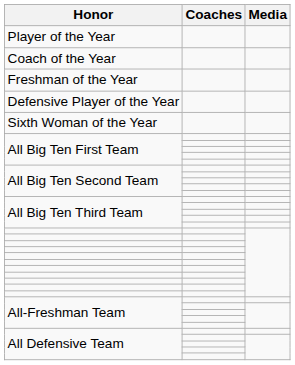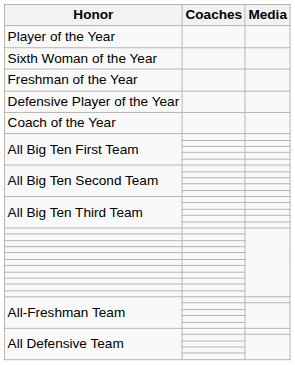rows swapped: (62, 58) <-> (82, 123)
